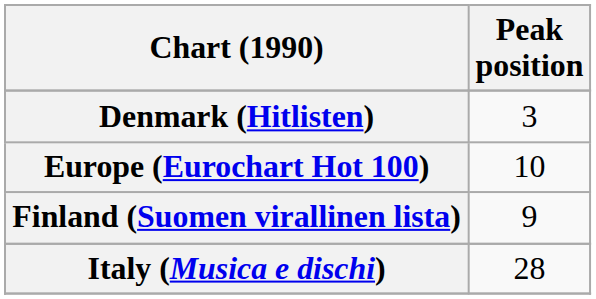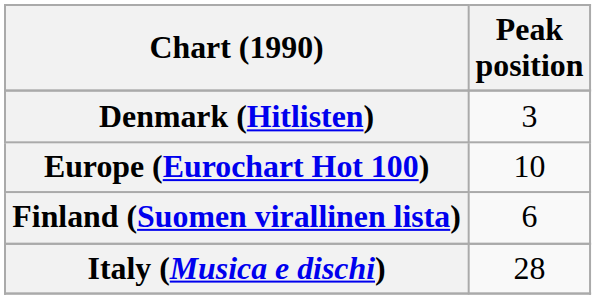(529, 217) 9 -> (529, 217) 6
